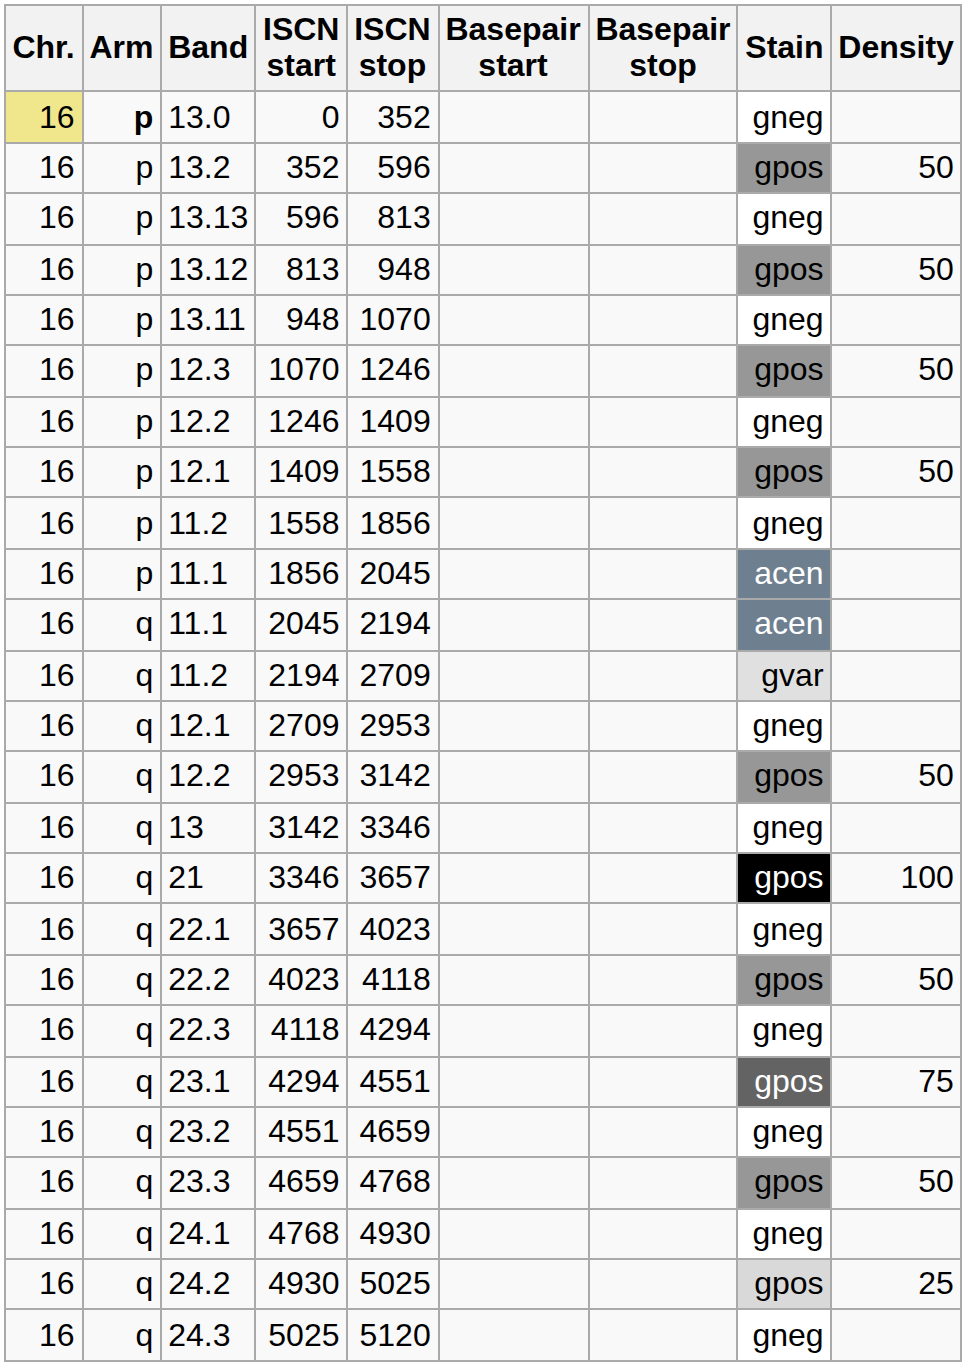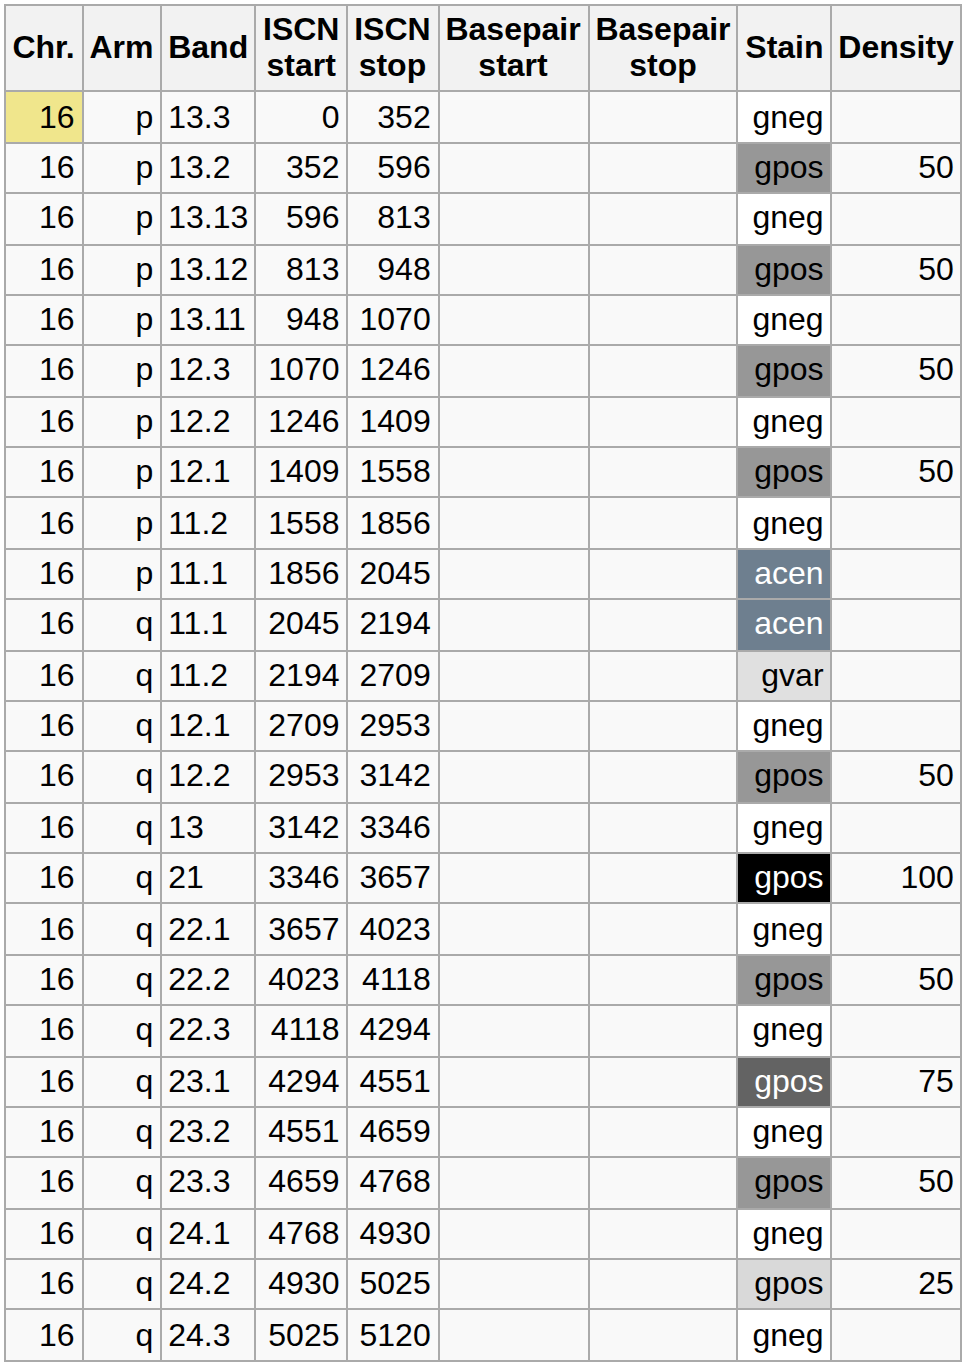(144, 116) bold -> (144, 116) normal
(199, 116) 13.0 -> (199, 116) 13.3
